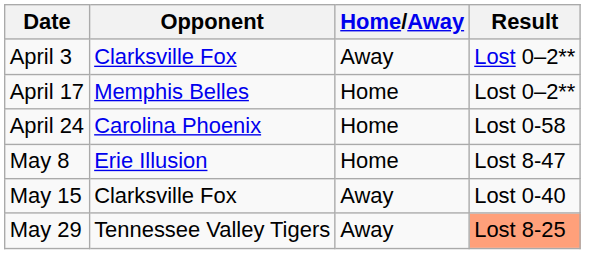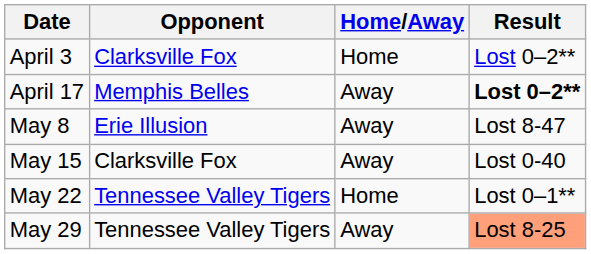(367, 56) Away -> (369, 56) Home
(369, 91) Home -> (367, 91) Away
(525, 91) normal -> (527, 91) bold
- row: (47, 126)
(369, 160) Home -> (367, 126) Away
+ row: (46, 195)
